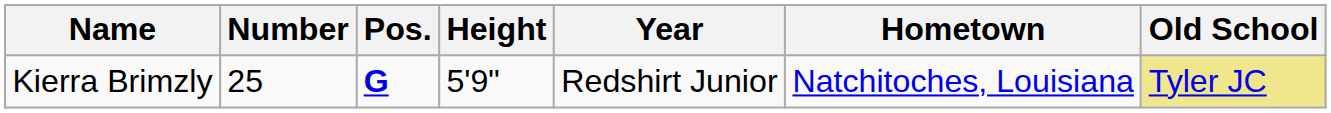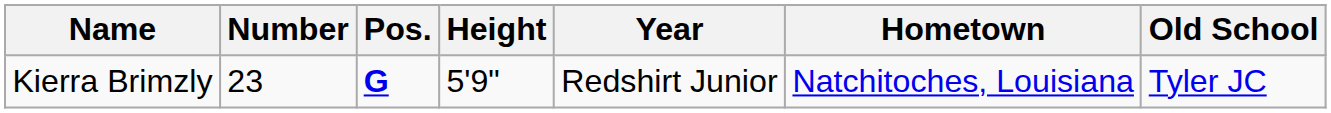(245, 81) 25 -> (245, 81) 23
(1208, 81) khaki background -> (1208, 81) no background
